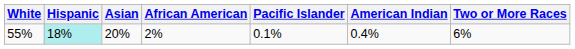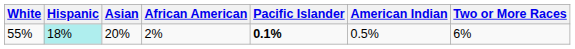(267, 34) normal -> (267, 34) bold
(365, 34) 0.4% -> (365, 34) 0.5%
